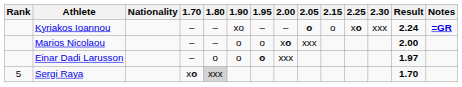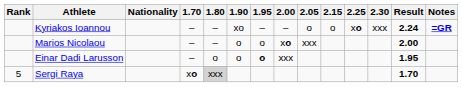(309, 27) bold -> (309, 27) normal
(409, 58) 1.97 -> (409, 58) 1.95
